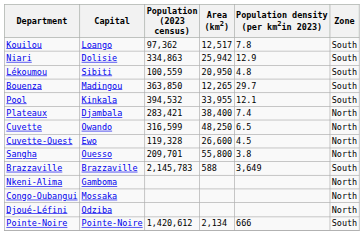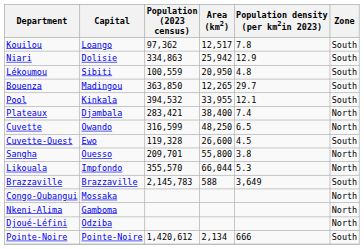(344, 141) North -> (344, 141) South
+ row: (27, 168)
rows swapped: (42, 196) <-> (34, 182)
